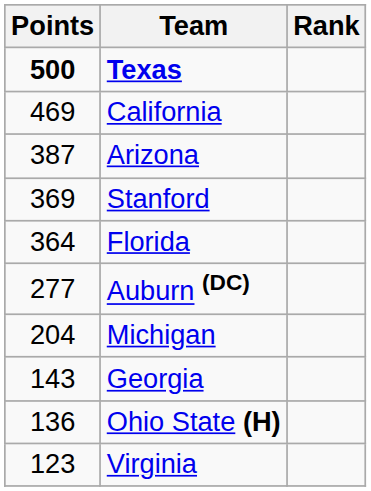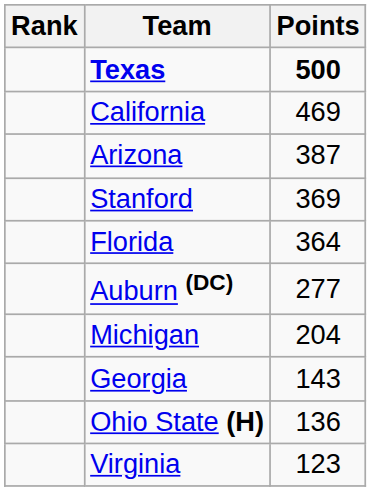columns swapped: (326, 26) <-> (53, 26)
